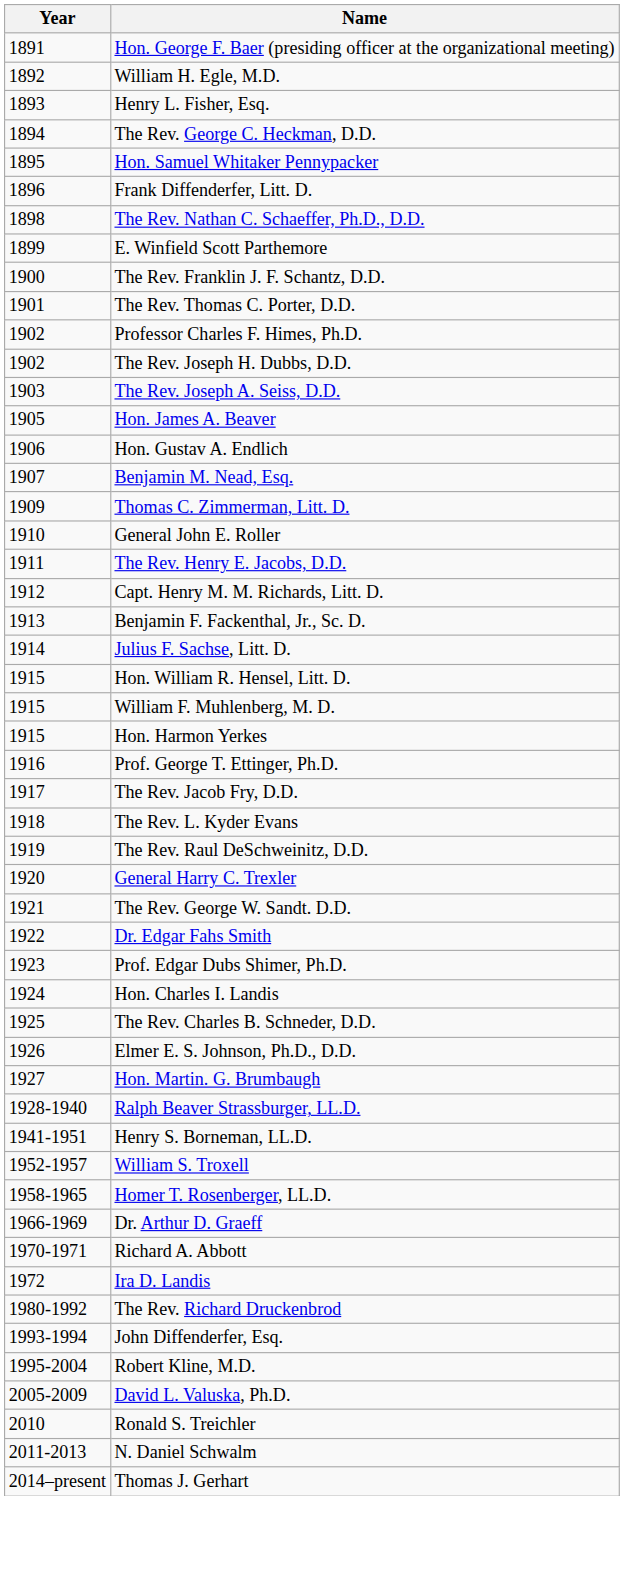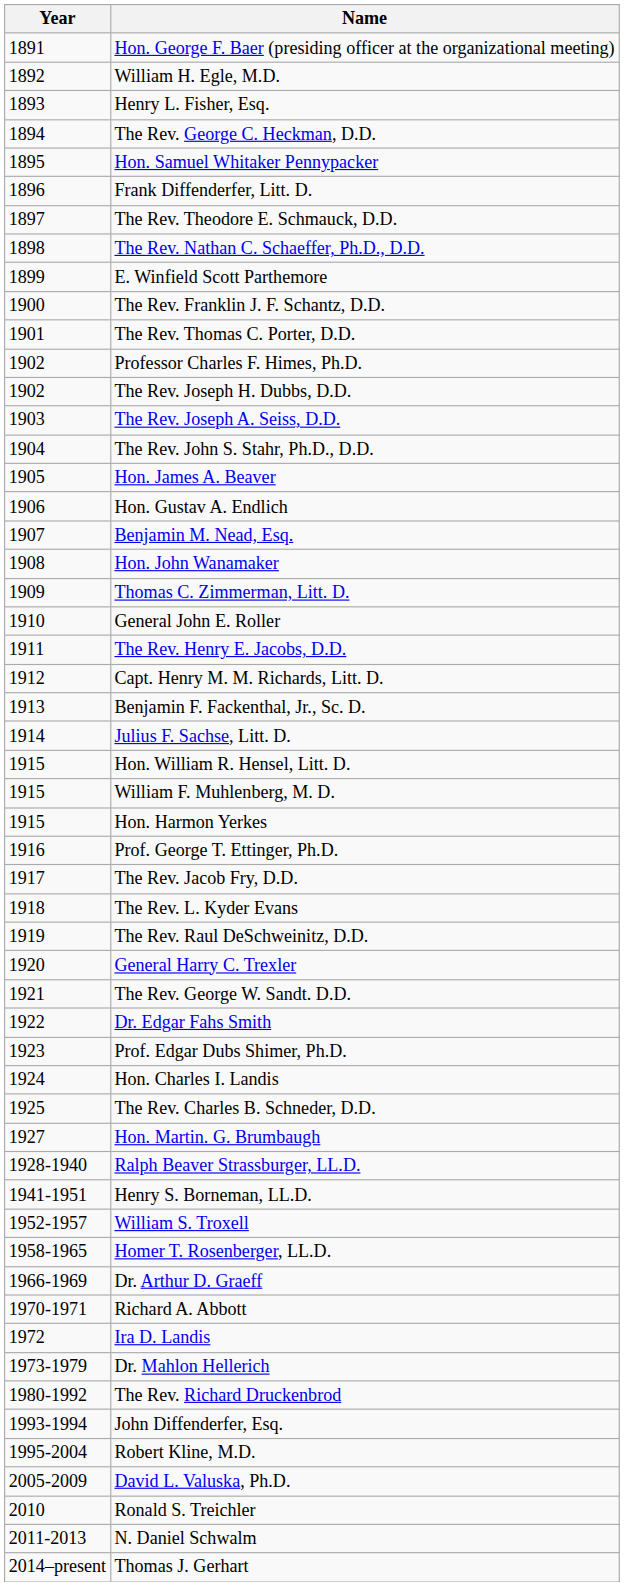+ row: (256, 219)
+ row: (244, 448)
+ row: (197, 563)
- row: (235, 1051)
+ row: (192, 1366)
